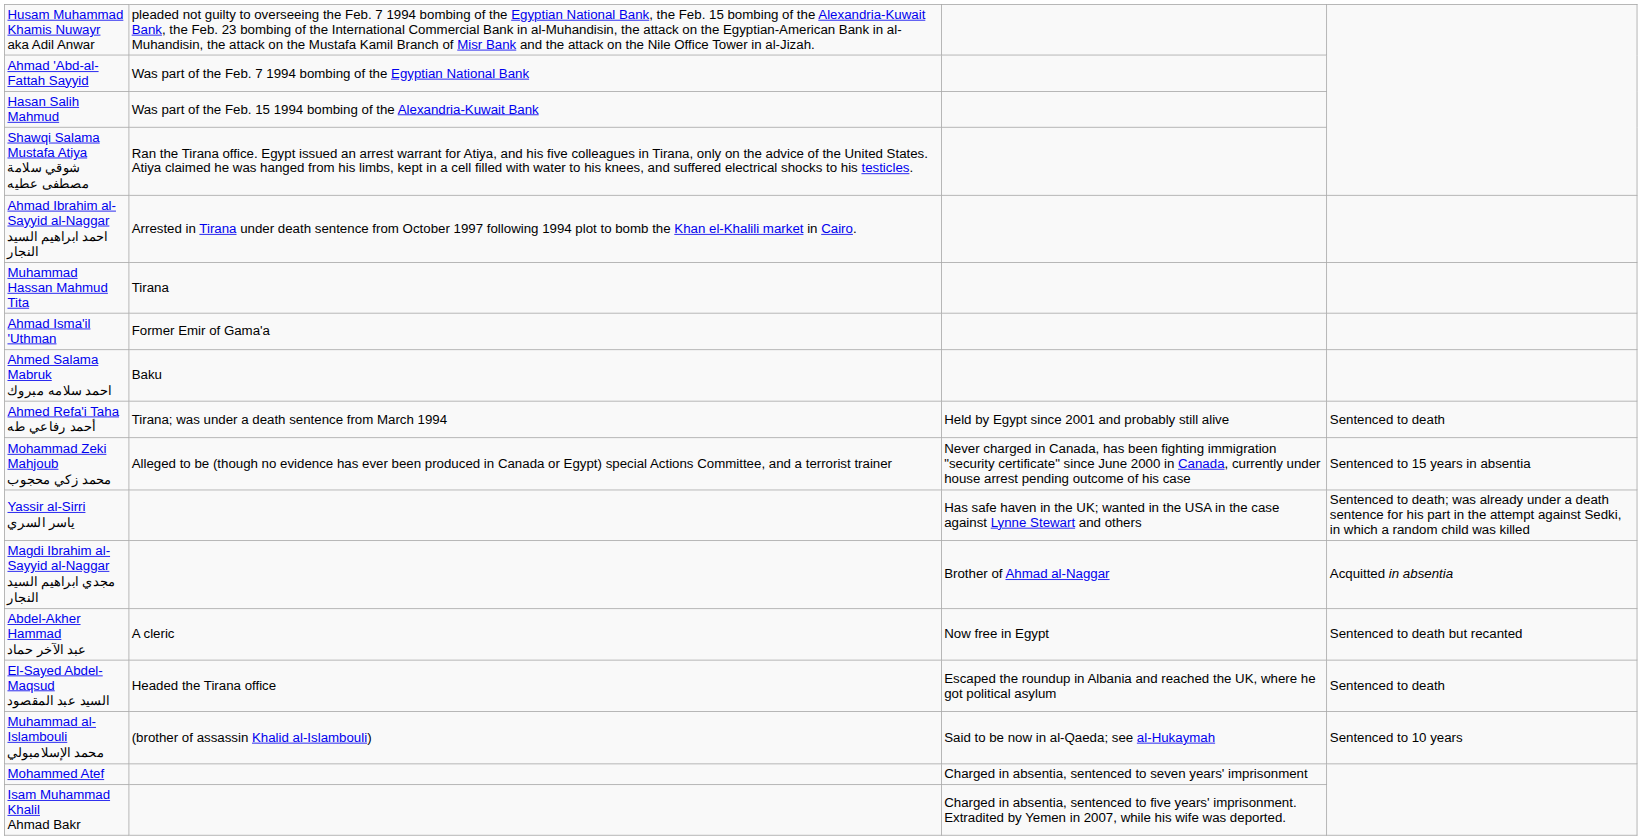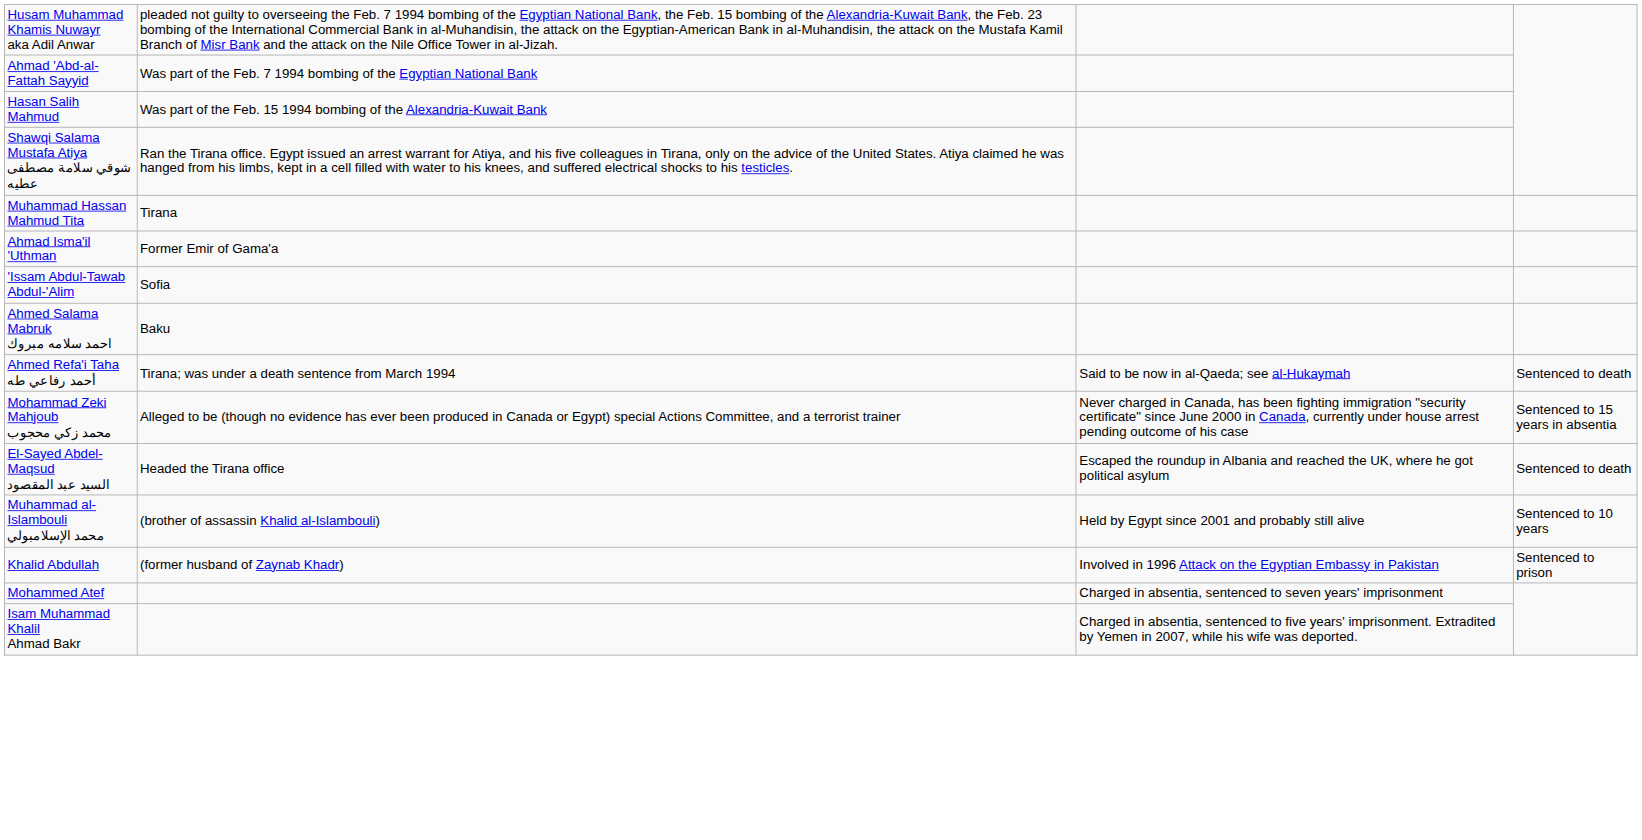- row: (62, 228)
+ row: (66, 284)
(1087, 419) Held by Egypt since 2001 and probably still alive -> (1215, 373) Said to be now in al-Qaeda; see al-Hukaymah
- row: (46, 515)
- row: (61, 574)
- row: (47, 634)
(1080, 737) Said to be now in al-Qaeda; see al-Hukaymah -> (1222, 521) Held by Egypt since 2001 and probably still alive
+ row: (53, 564)
